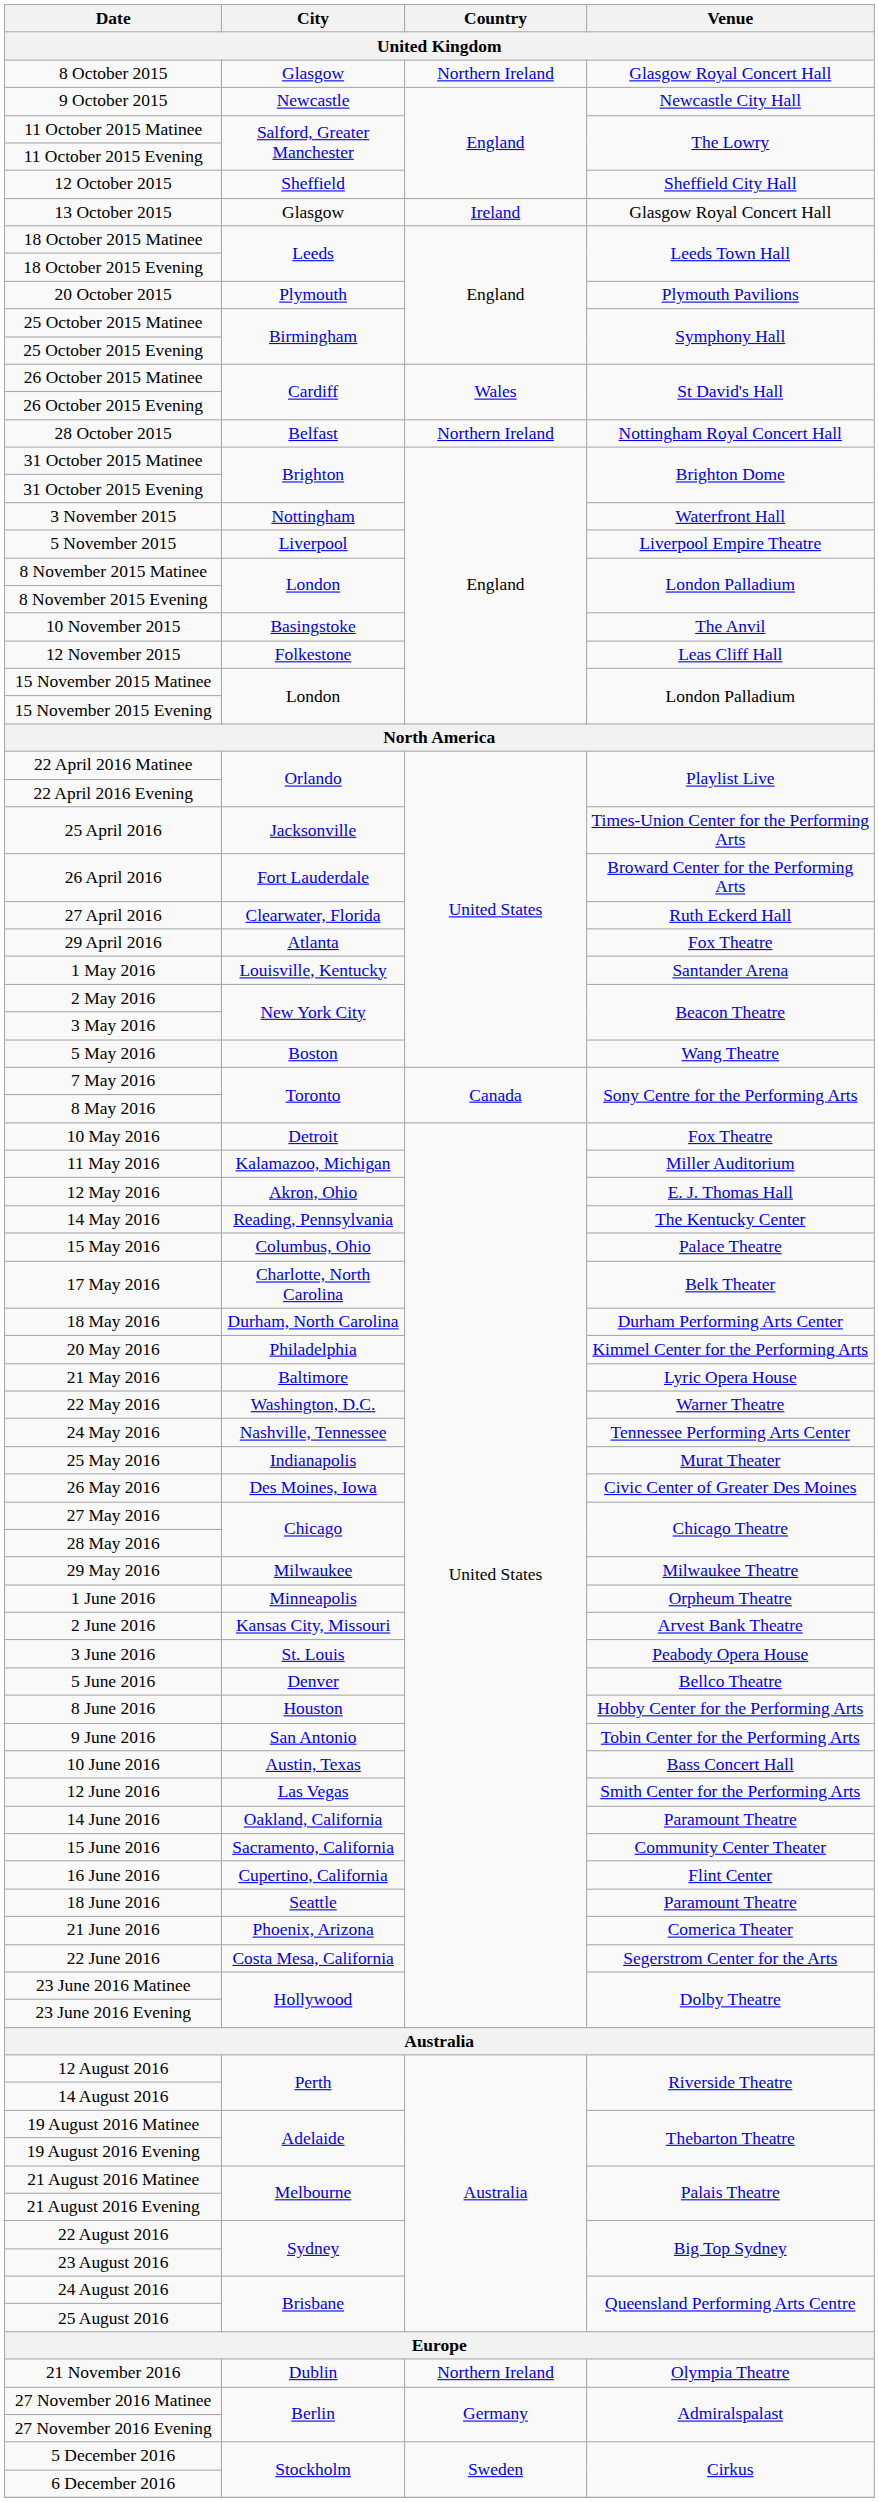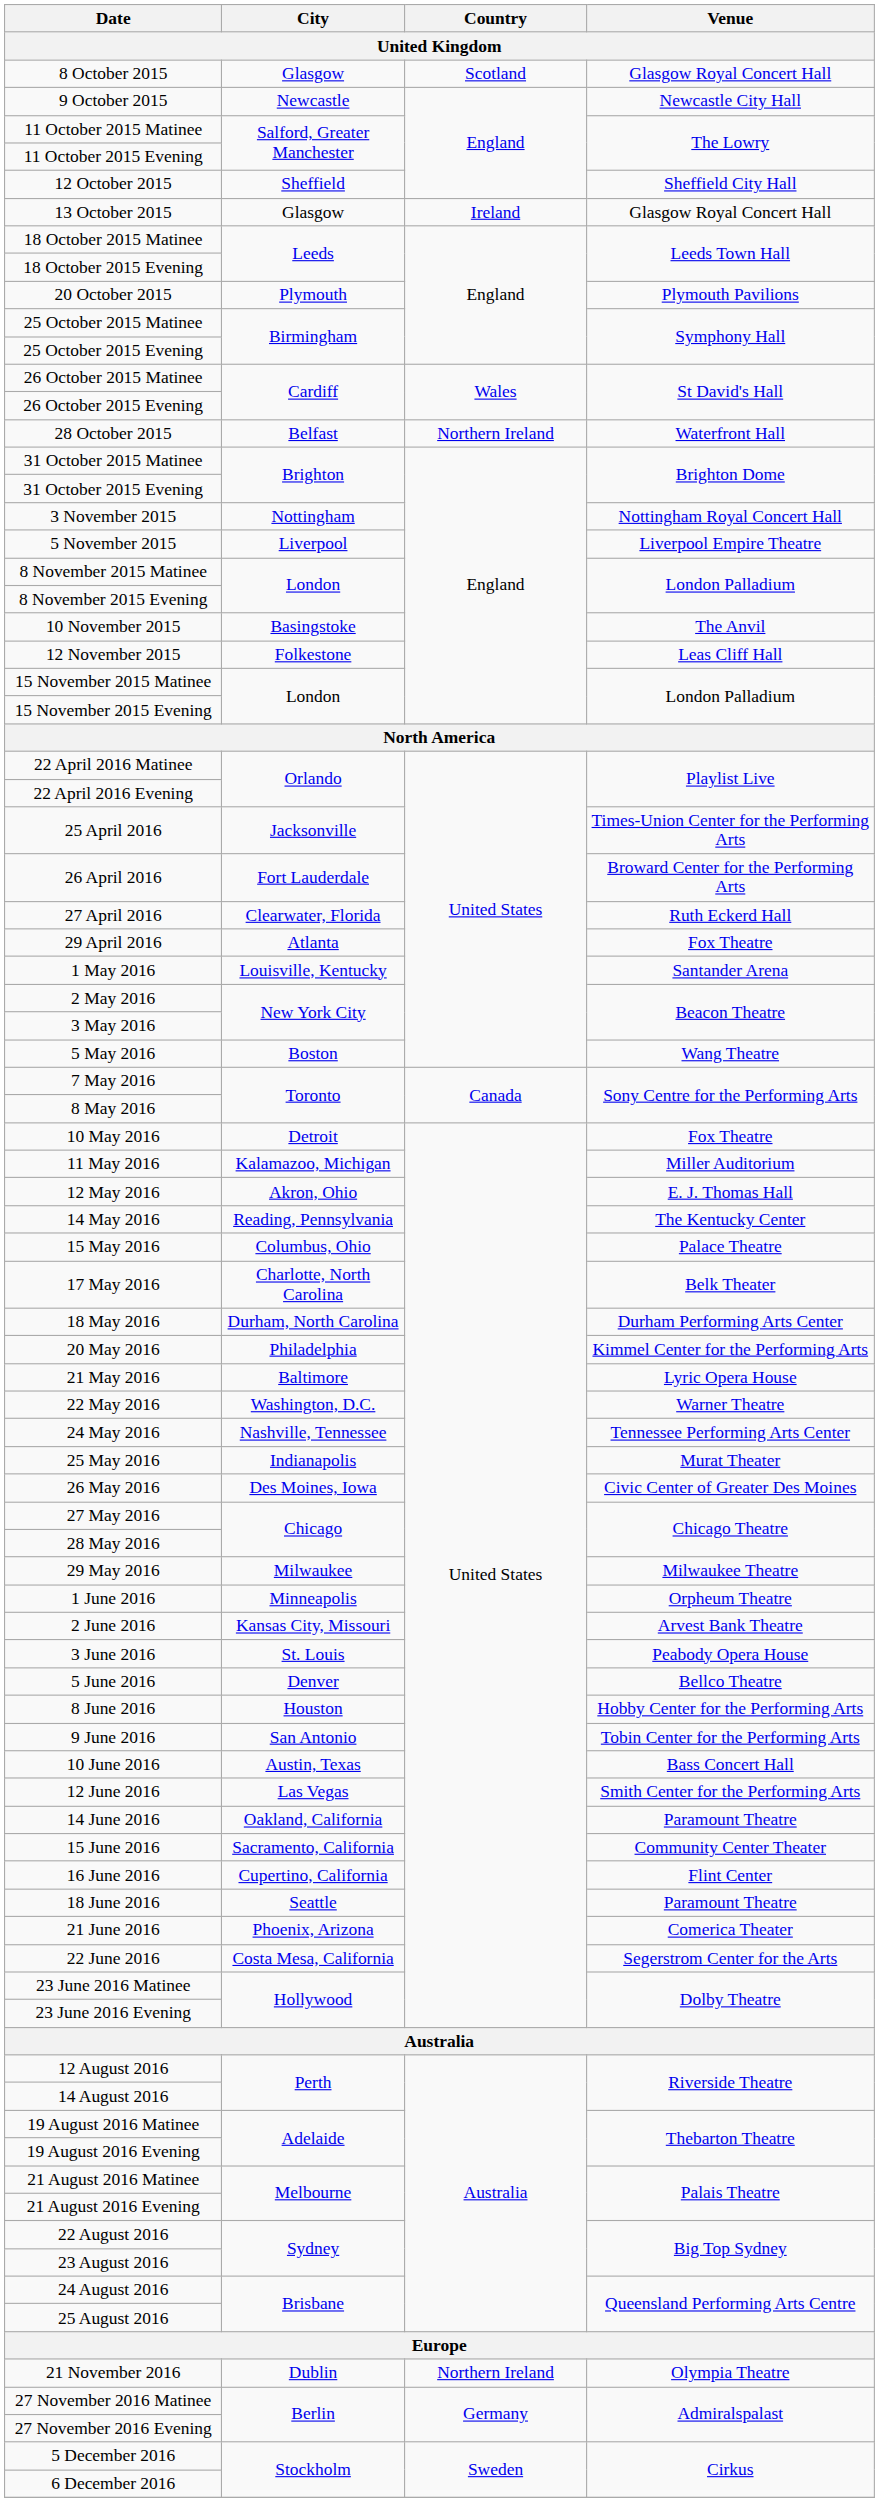(496, 73) Northern Ireland -> (496, 73) Scotland
(730, 433) Nottingham Royal Concert Hall -> (730, 433) Waterfront Hall
(730, 516) Waterfront Hall -> (730, 516) Nottingham Royal Concert Hall
